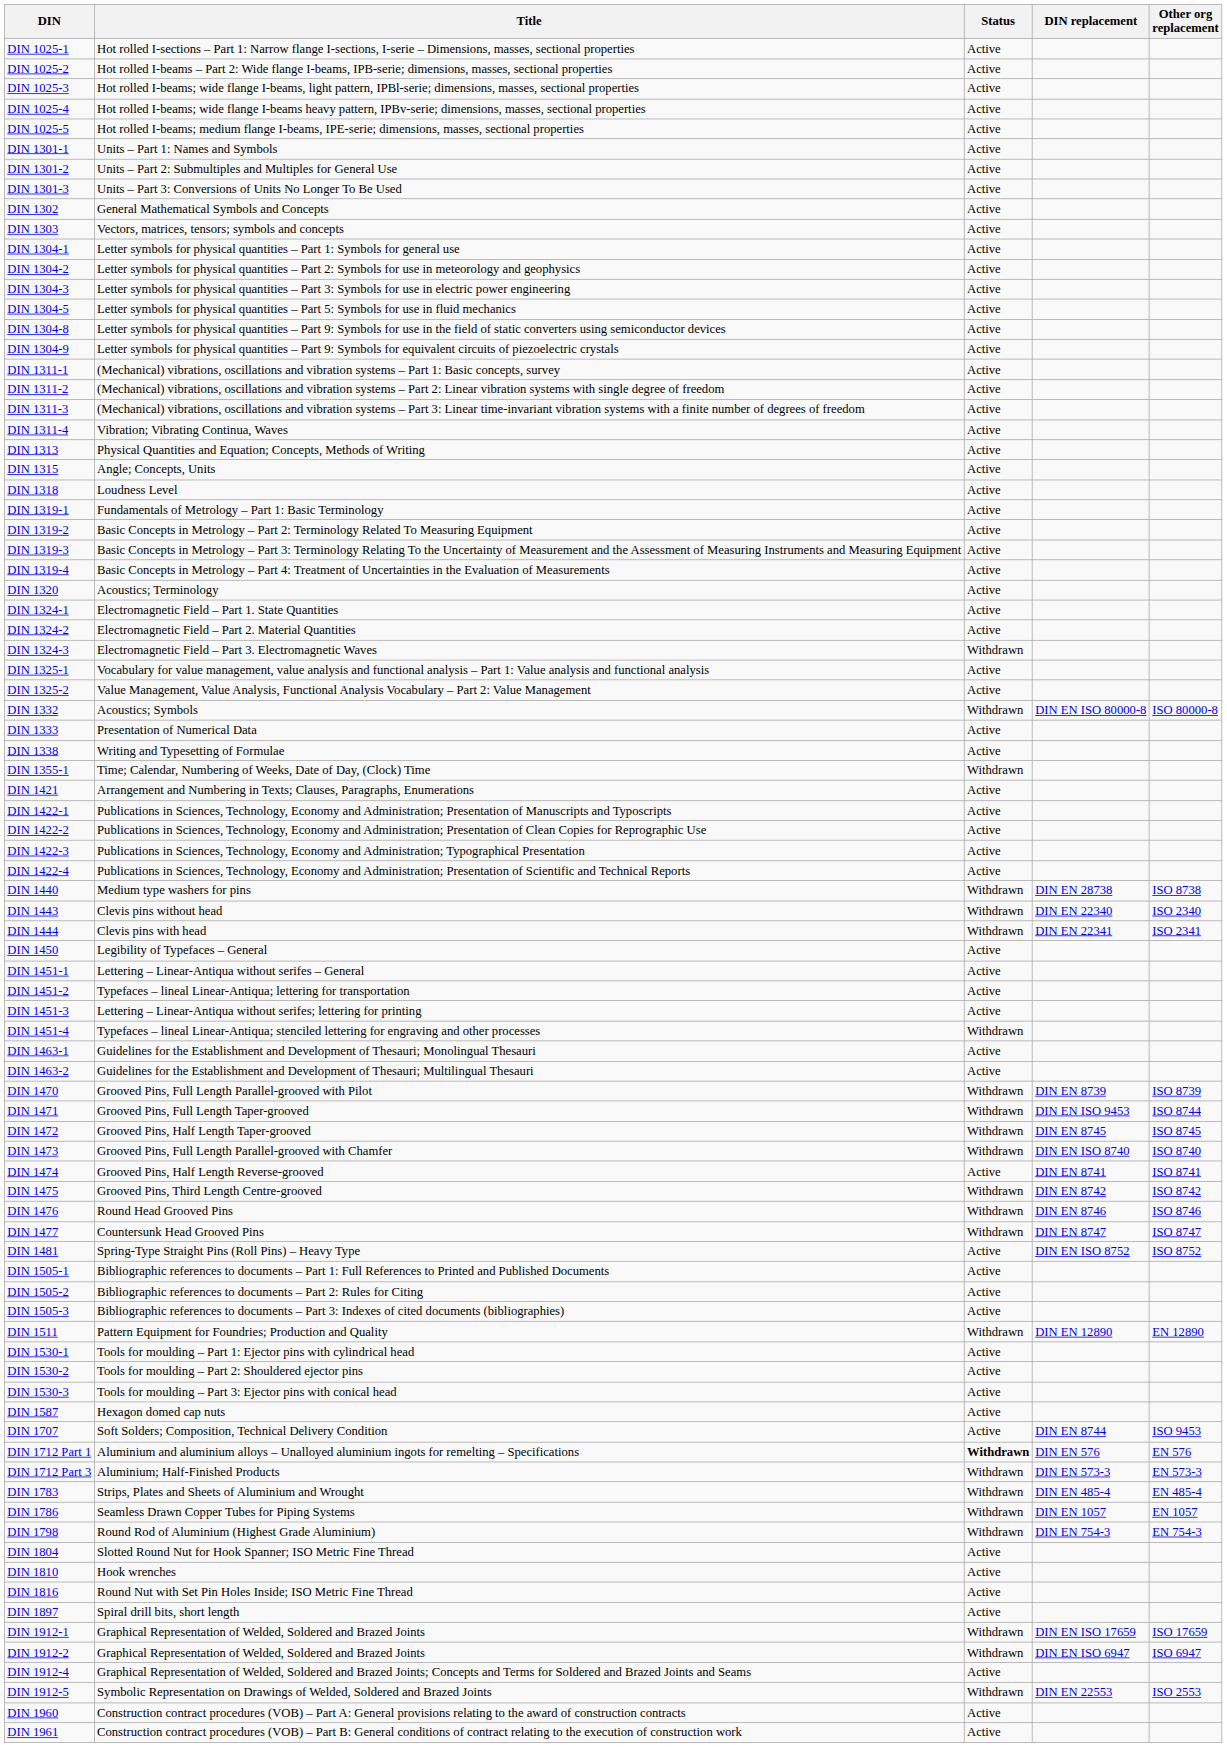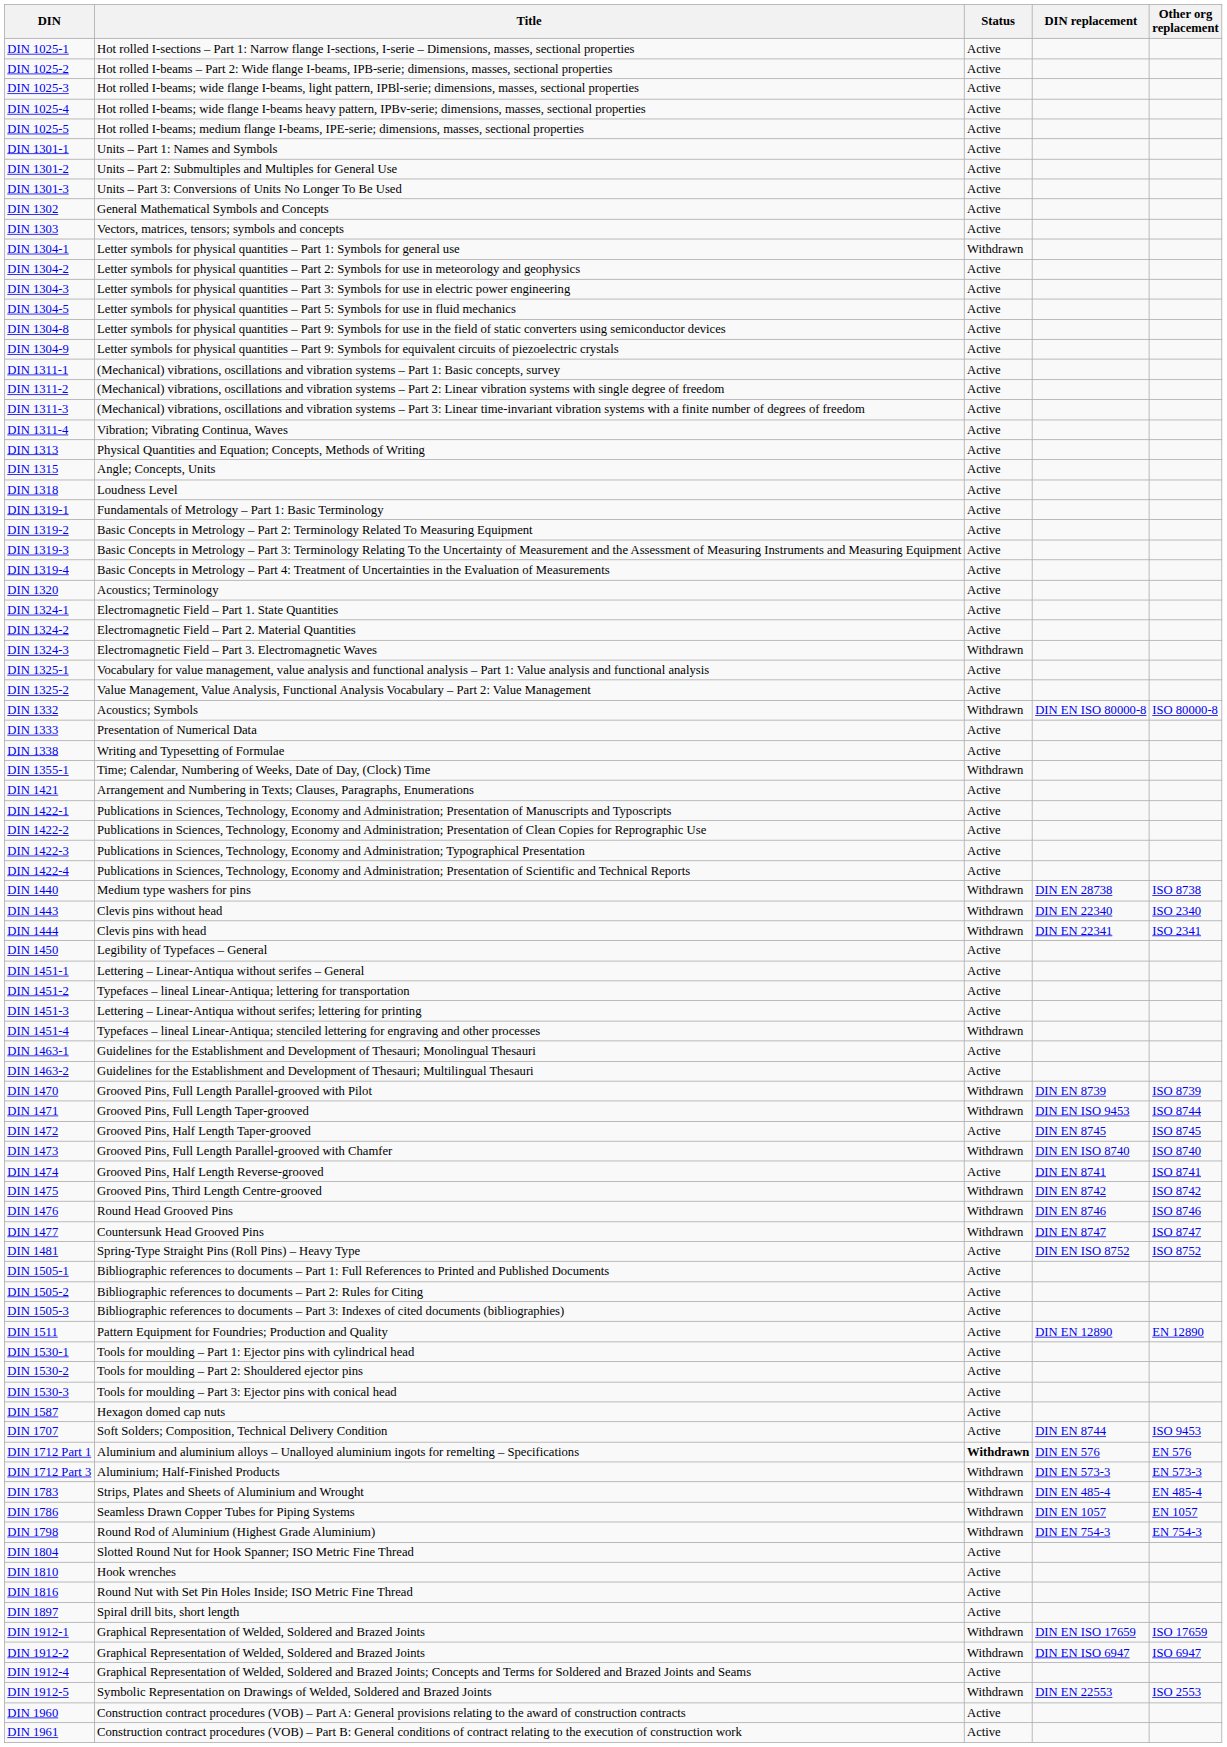(984, 249) Active -> (995, 249) Withdrawn
(995, 1131) Withdrawn -> (984, 1131) Active
(995, 1331) Withdrawn -> (984, 1331) Active
